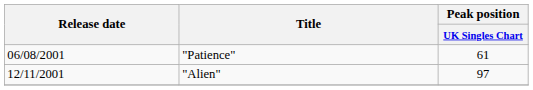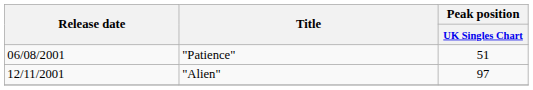(483, 54) 61 -> (483, 54) 51
